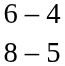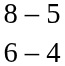rows swapped: (32, 13) <-> (32, 52)
